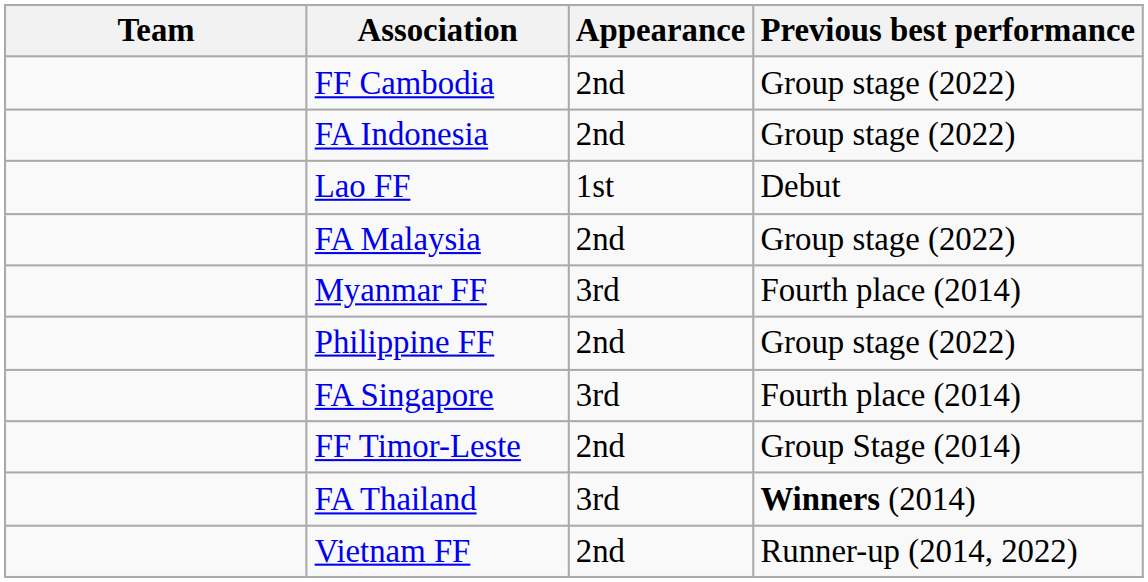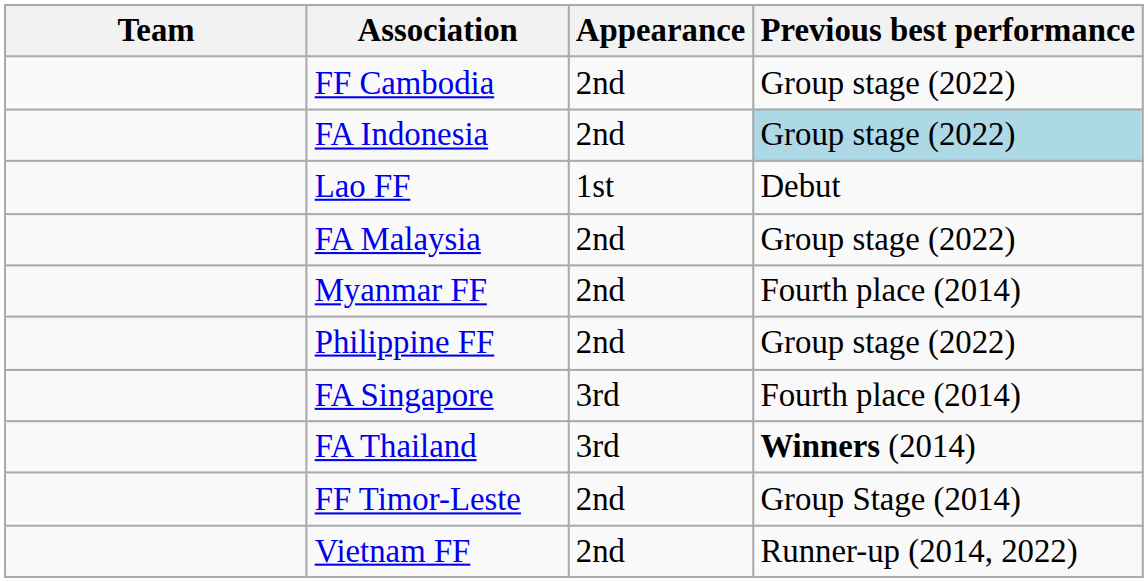(888, 134) no background -> (888, 134) lightblue background
(598, 290) 3rd -> (600, 290) 2nd
rows swapped: (418, 446) <-> (396, 498)
